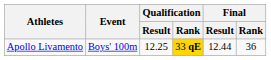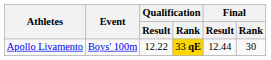(156, 47) 12.25 -> (156, 47) 12.22
(251, 47) 36 -> (251, 47) 30
